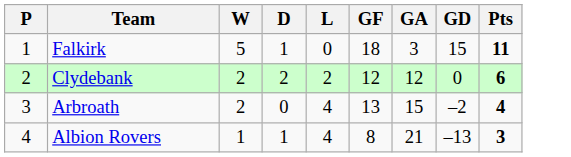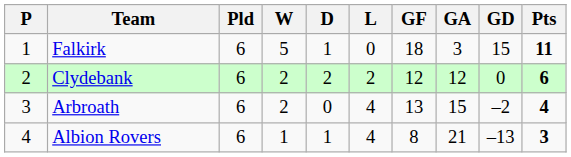+ column: (241, 19)
